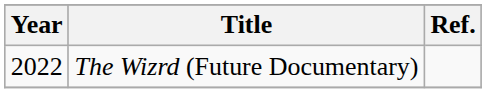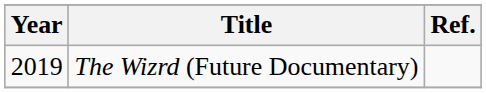(37, 66) 2022 -> (37, 66) 2019
